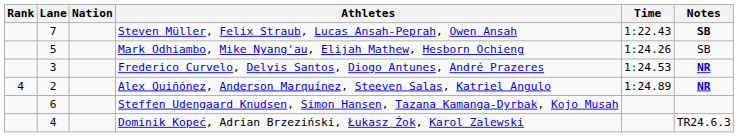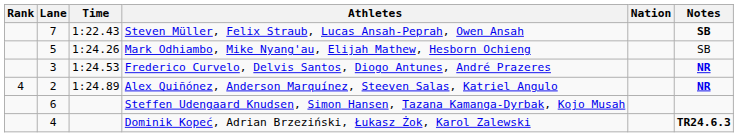columns swapped: (92, 14) <-> (648, 14)
(704, 123) normal -> (704, 123) bold
